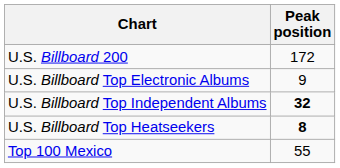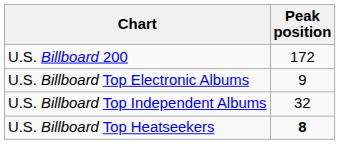(302, 103) bold -> (302, 103) normal
- row: (60, 151)
